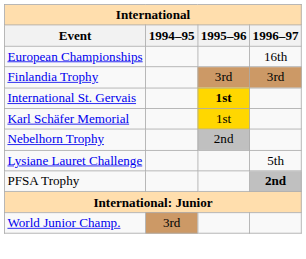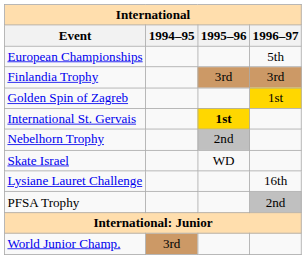(276, 56) 16th -> (276, 56) 5th
+ row: (68, 98)
- row: (68, 118)
+ row: (38, 160)
(276, 160) 5th -> (276, 181) 16th
(276, 181) bold -> (276, 202) normal
